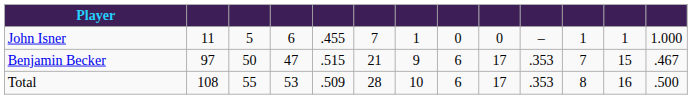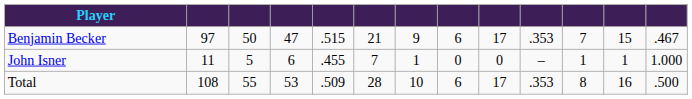rows swapped: (57, 60) <-> (37, 37)
